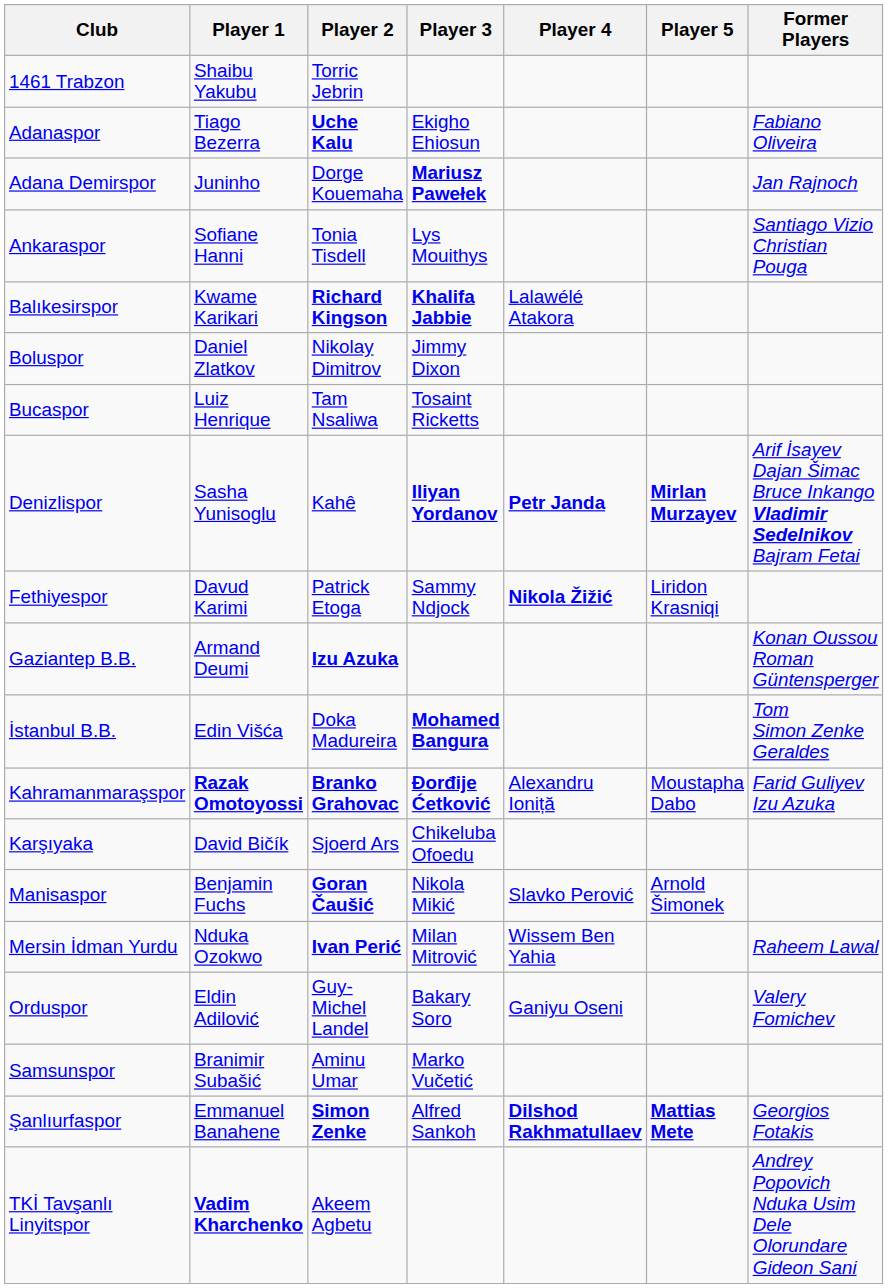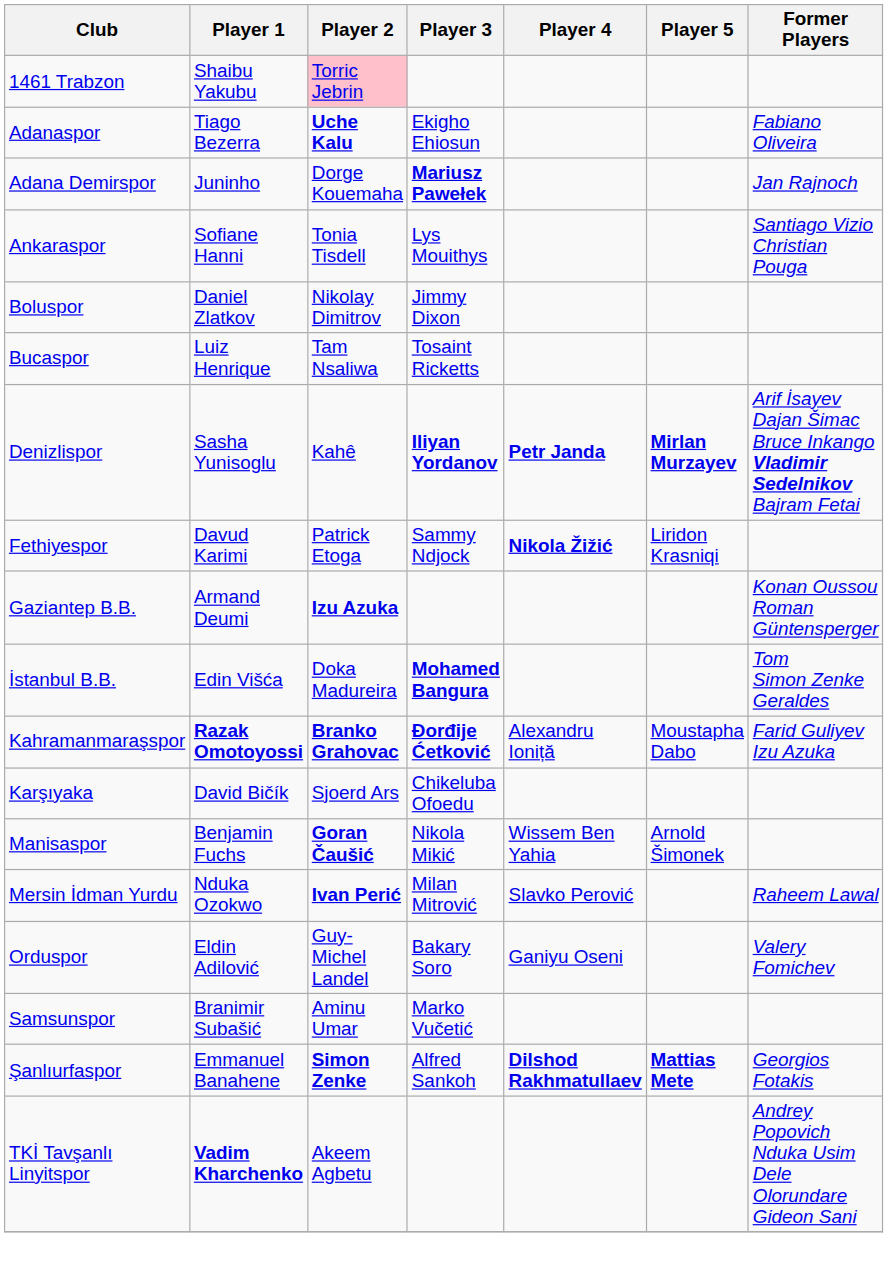(337, 81) no background -> (337, 81) pink background
- row: (64, 307)
(571, 895) Slavko Perović -> (562, 844) Wissem Ben Yahia
(562, 946) Wissem Ben Yahia -> (571, 895) Slavko Perović
